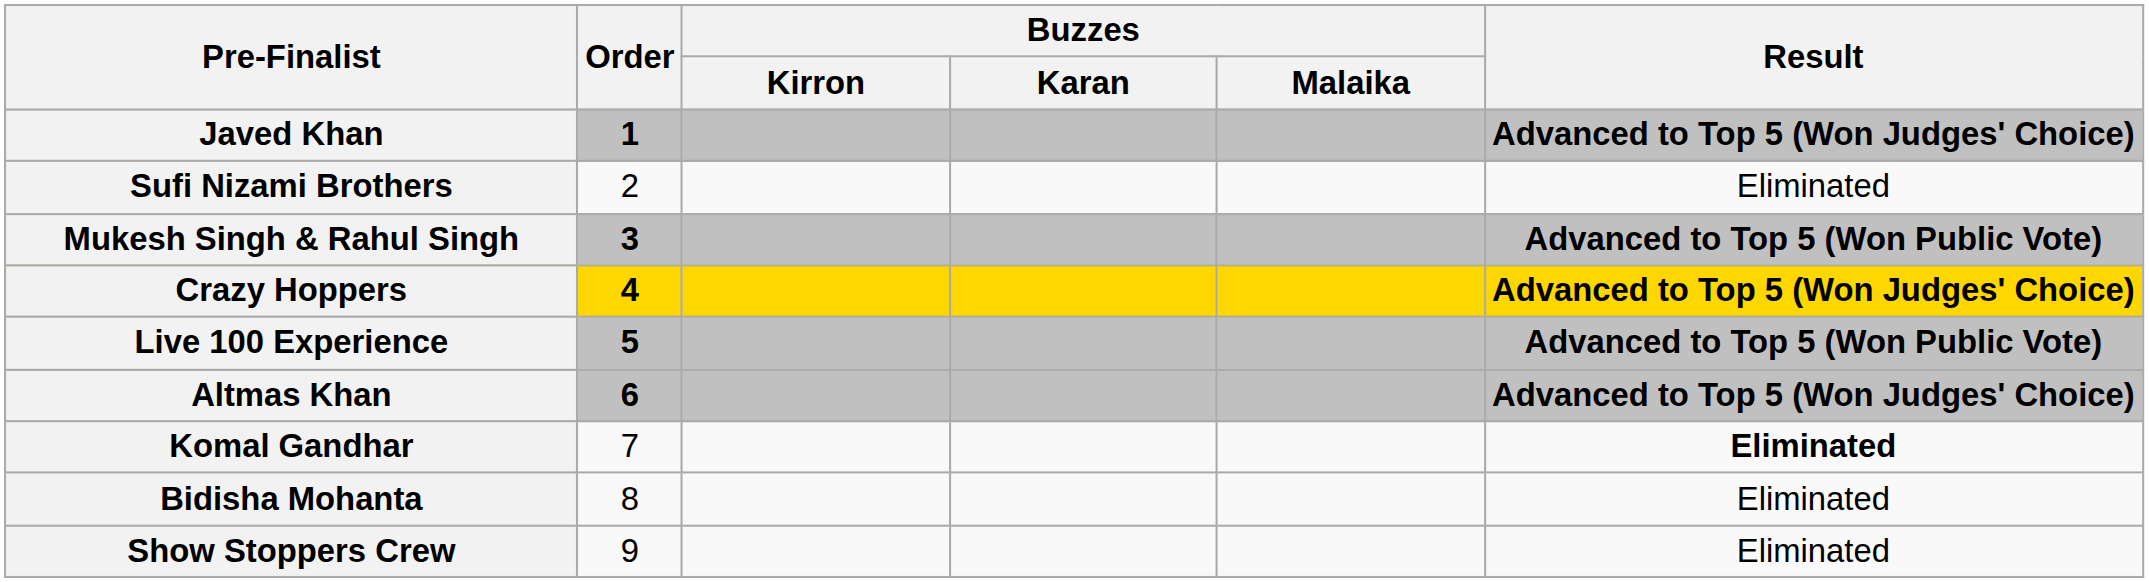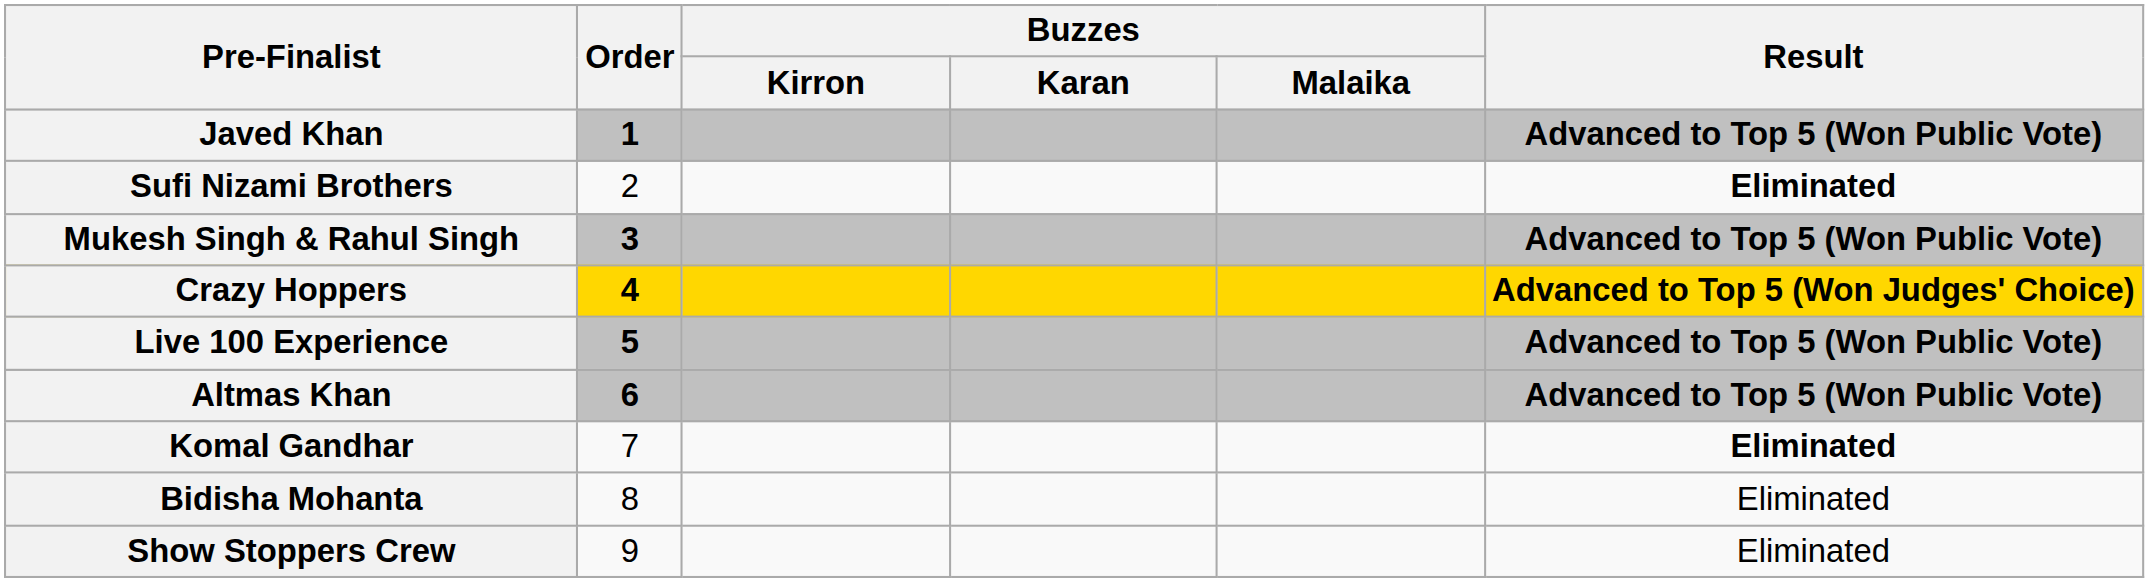(1813, 134) Advanced to Top 5 (Won Judges' Choice) -> (1813, 134) Advanced to Top 5 (Won Public Vote)
(1813, 186) normal -> (1813, 186) bold
(1813, 394) Advanced to Top 5 (Won Judges' Choice) -> (1813, 394) Advanced to Top 5 (Won Public Vote)
